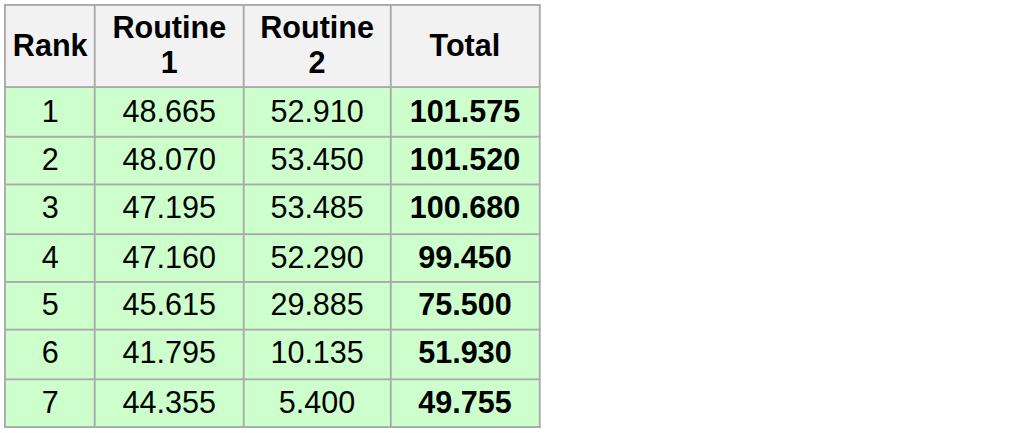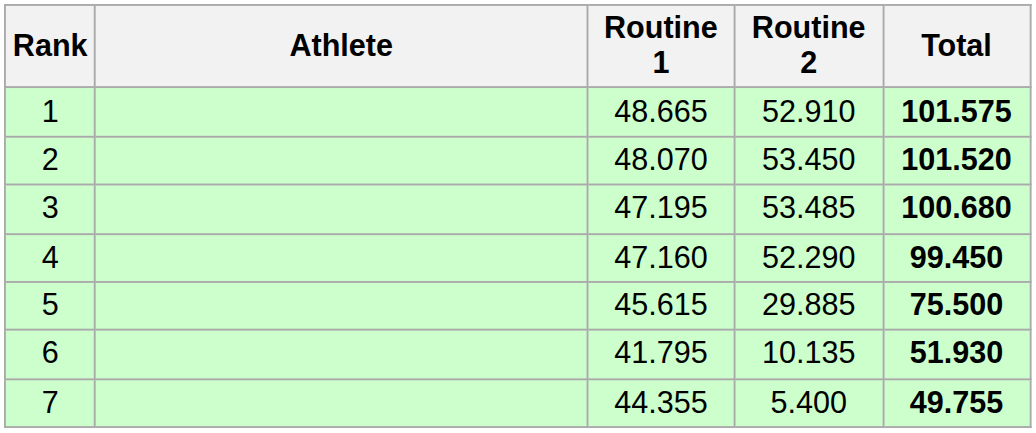+ column: (341, 45)
